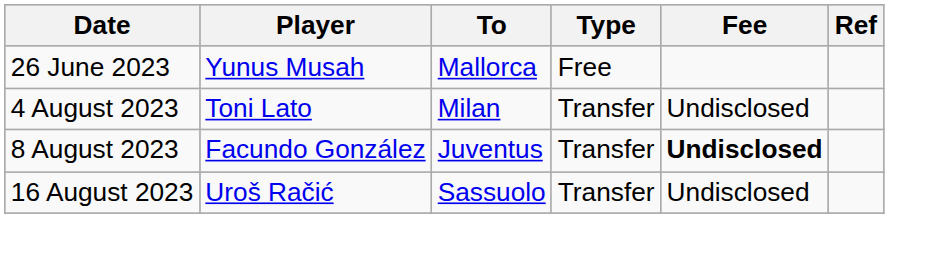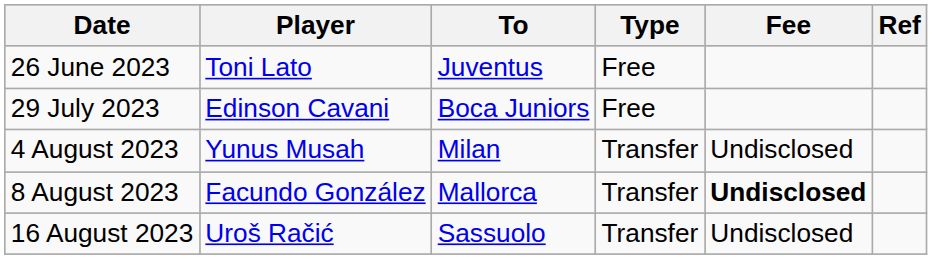(285, 66) Yunus Musah -> (259, 66) Toni Lato
(487, 66) Mallorca -> (490, 66) Juventus
+ row: (85, 108)
(259, 108) Toni Lato -> (285, 150) Yunus Musah
(490, 150) Juventus -> (487, 191) Mallorca
